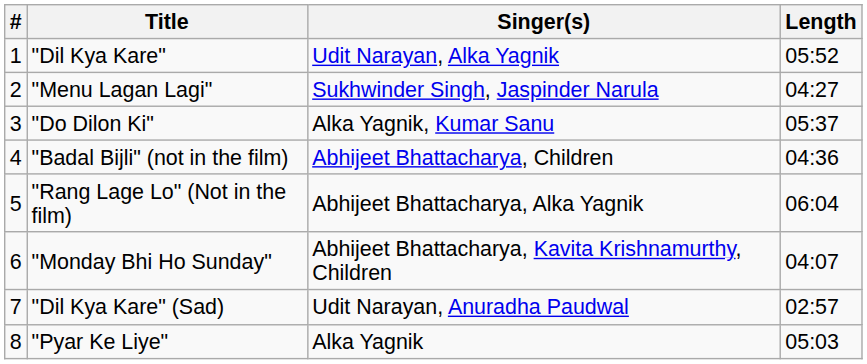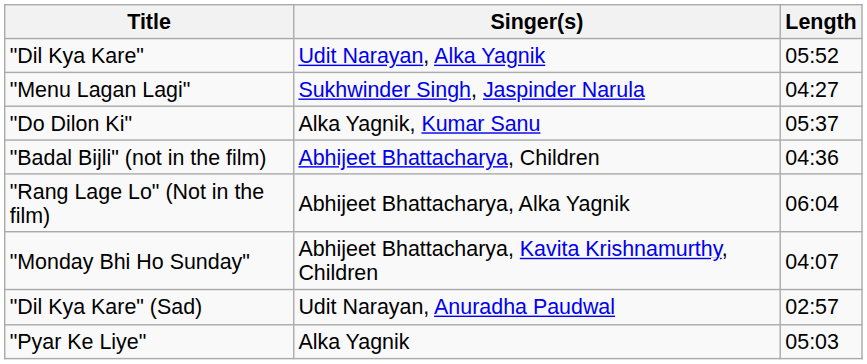- column: (16, 22)
